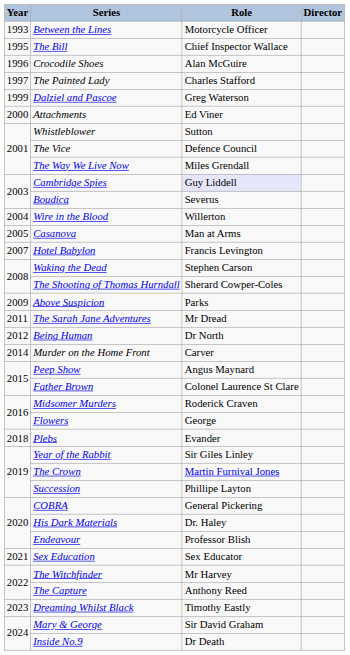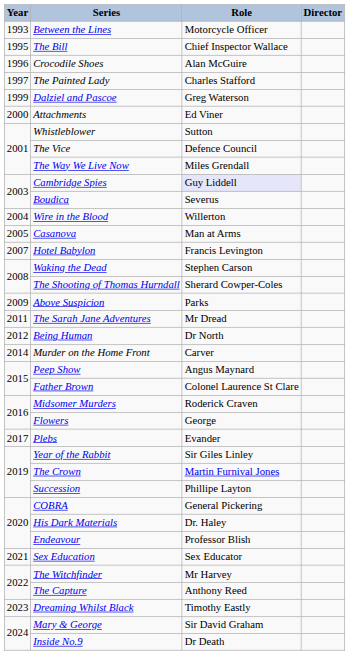(18, 438) 2018 -> (18, 438) 2017
